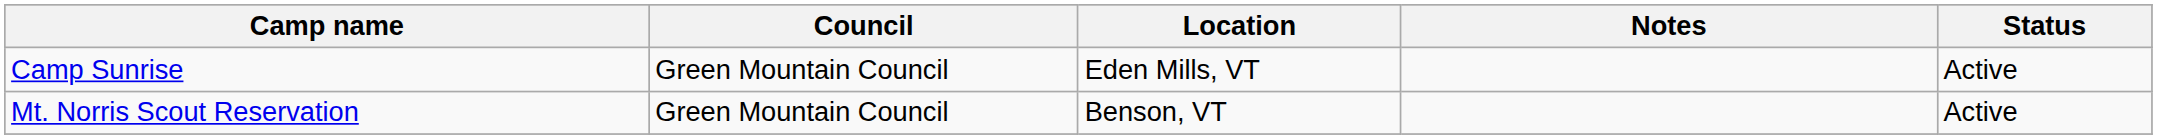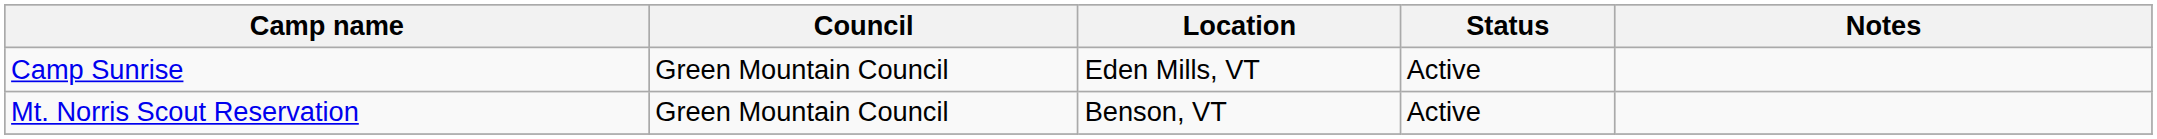columns swapped: (2045, 26) <-> (1669, 26)
